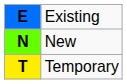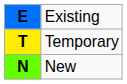rows swapped: (60, 41) <-> (82, 66)
